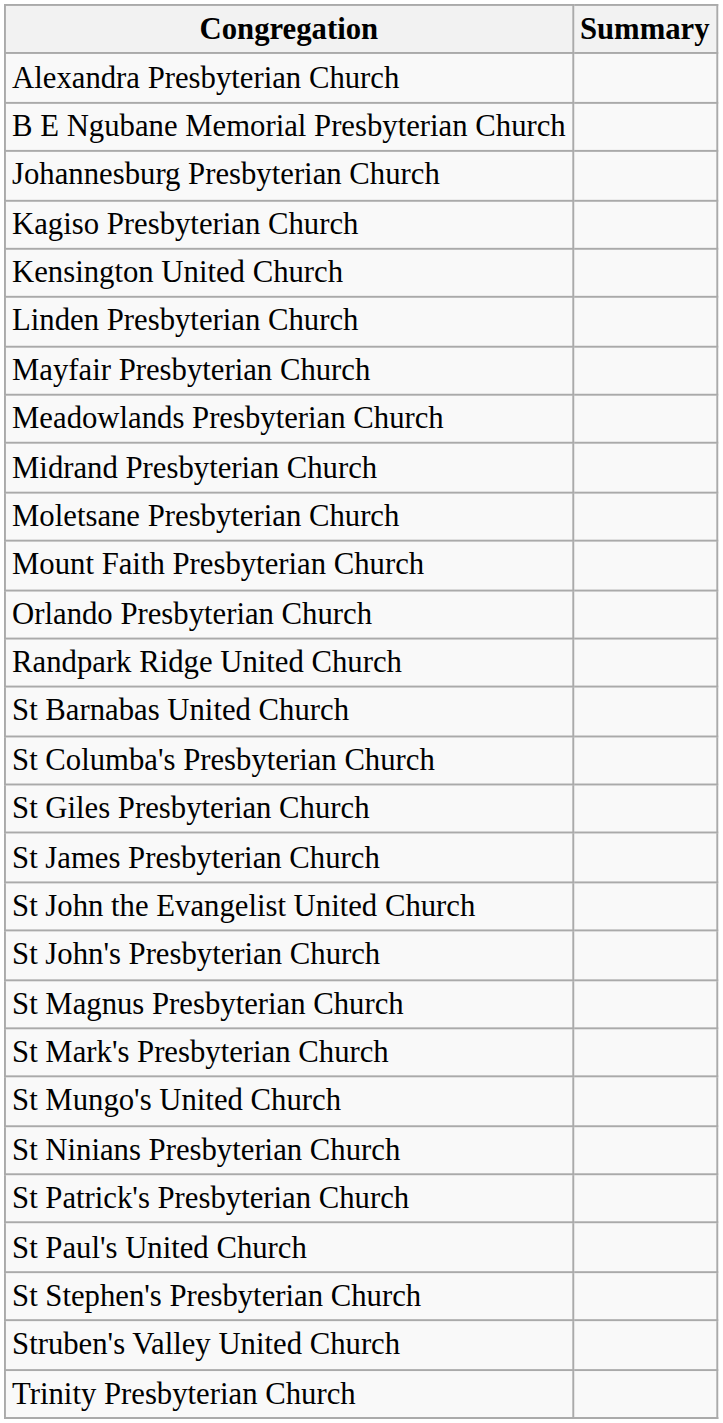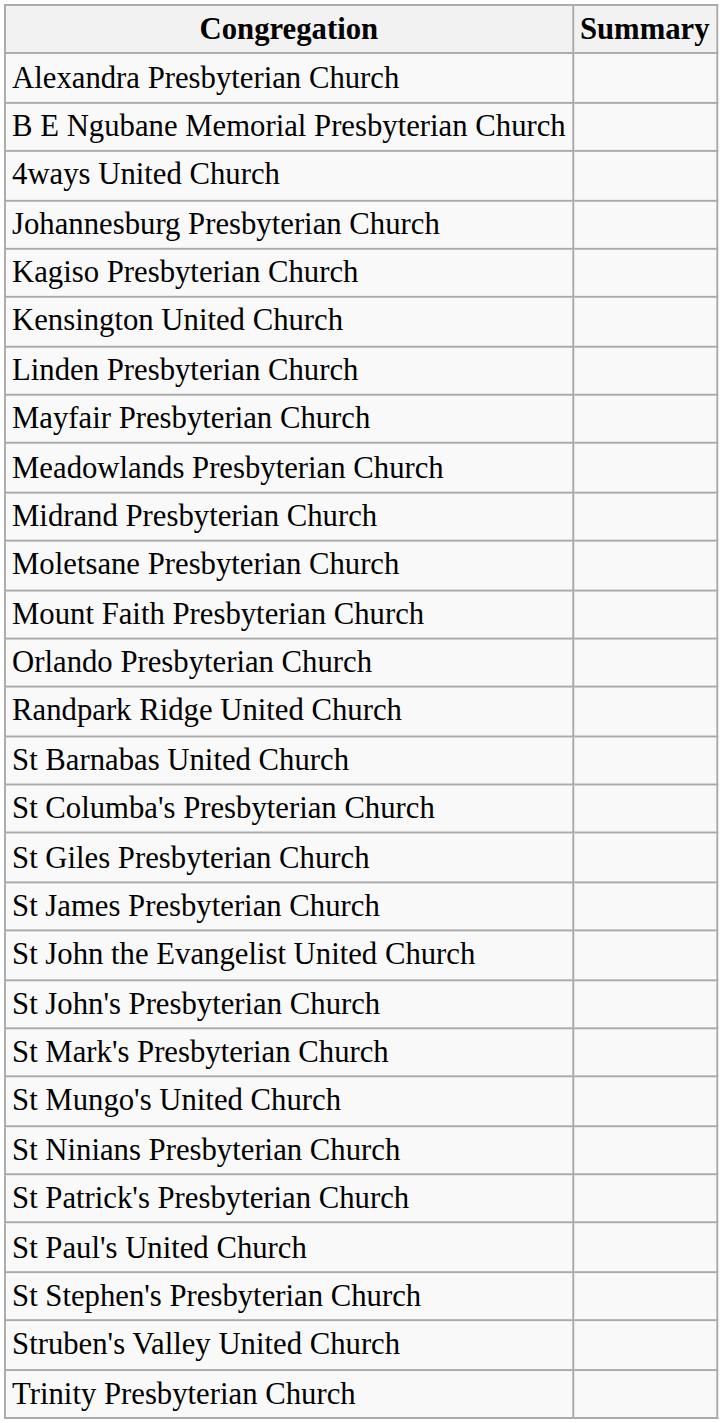+ row: (146, 175)
- row: (208, 1003)
